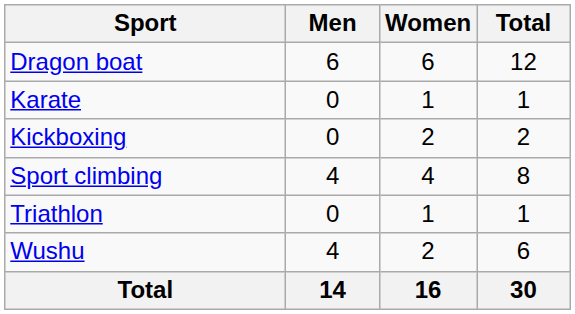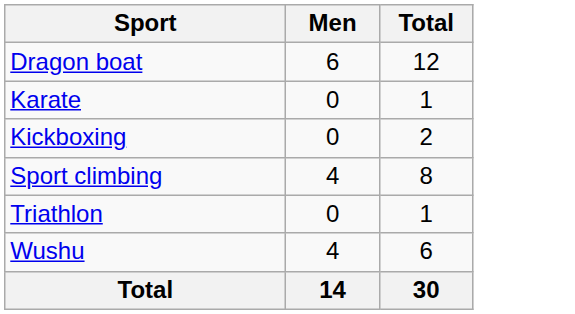- column: (428, 23)
